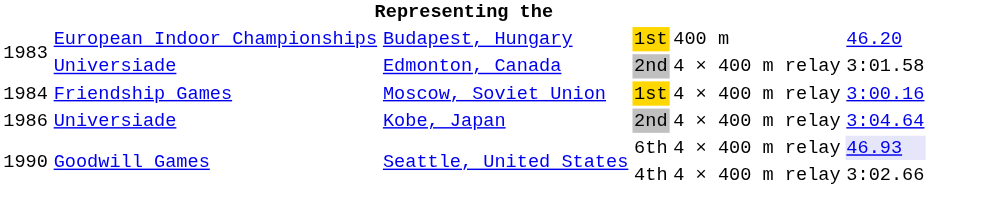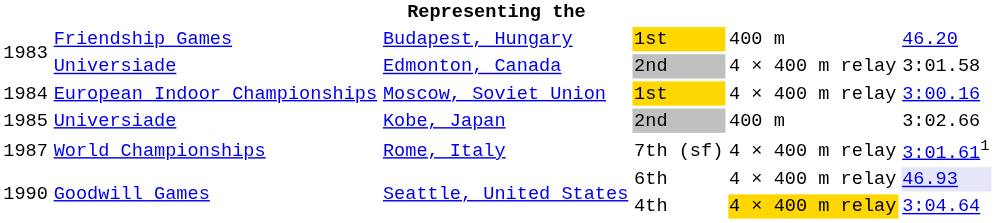(215, 39) European Indoor Championships -> (143, 39) Friendship Games
(143, 94) Friendship Games -> (215, 94) European Indoor Championships
(26, 121) 1986 -> (26, 121) 1985
(757, 121) 4 × 400 m relay -> (757, 121) 400 m
(885, 121) 3:04.64 -> (941, 121) 3:02.66
+ row: (444, 150)
(757, 175) no background -> (813, 207) gold background
(885, 175) 3:02.66 -> (941, 207) 3:04.64
